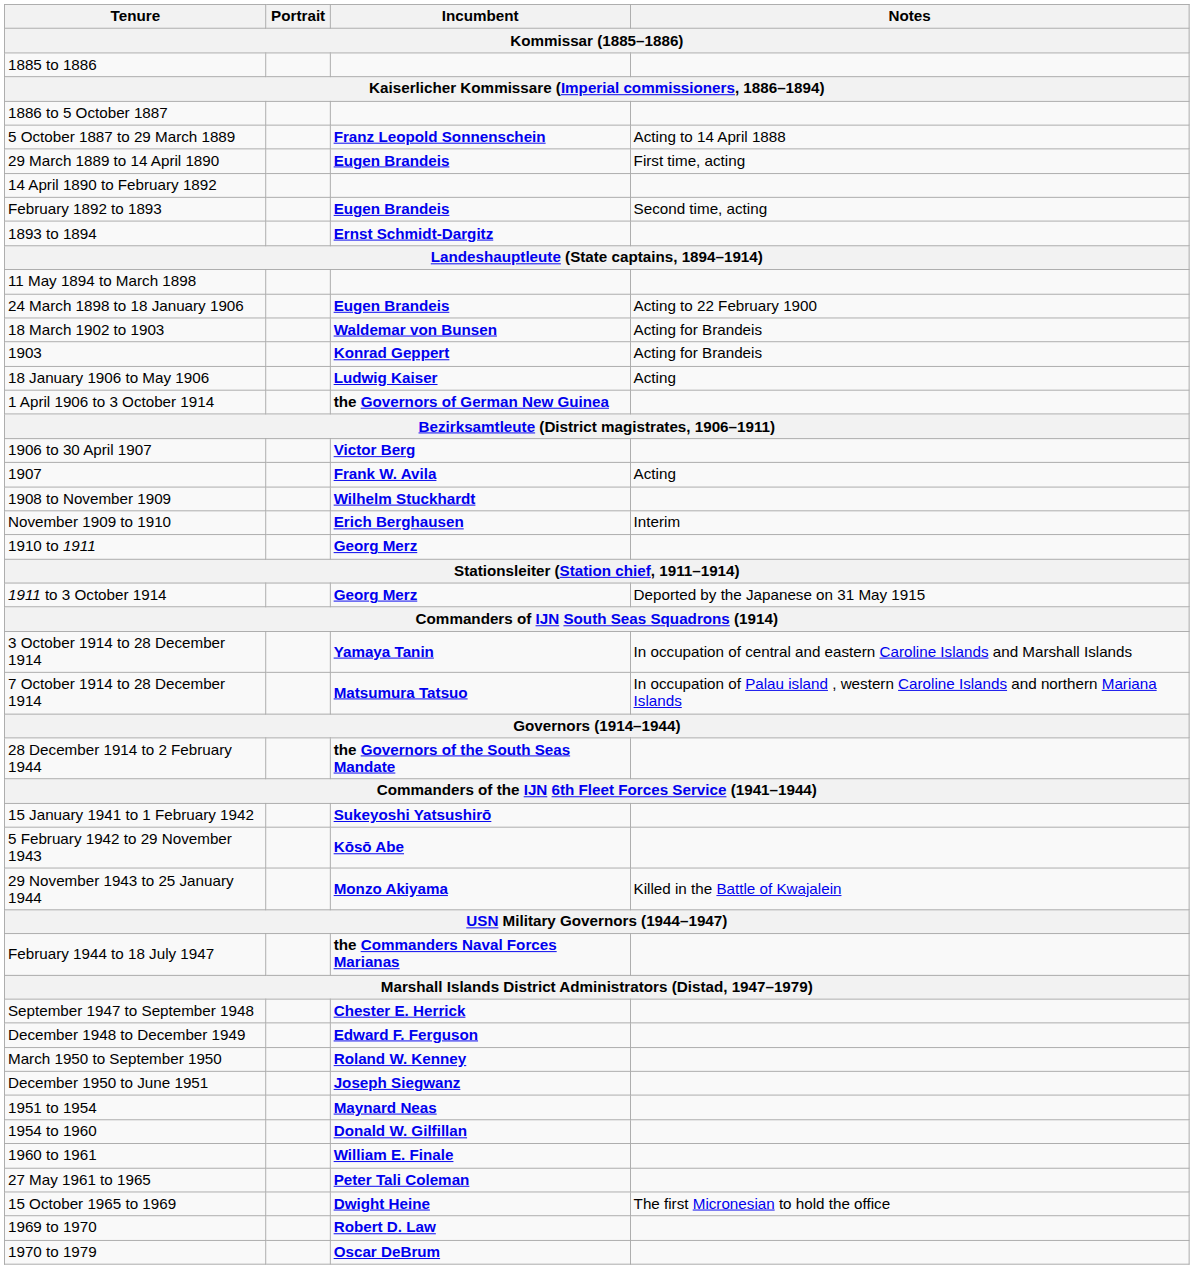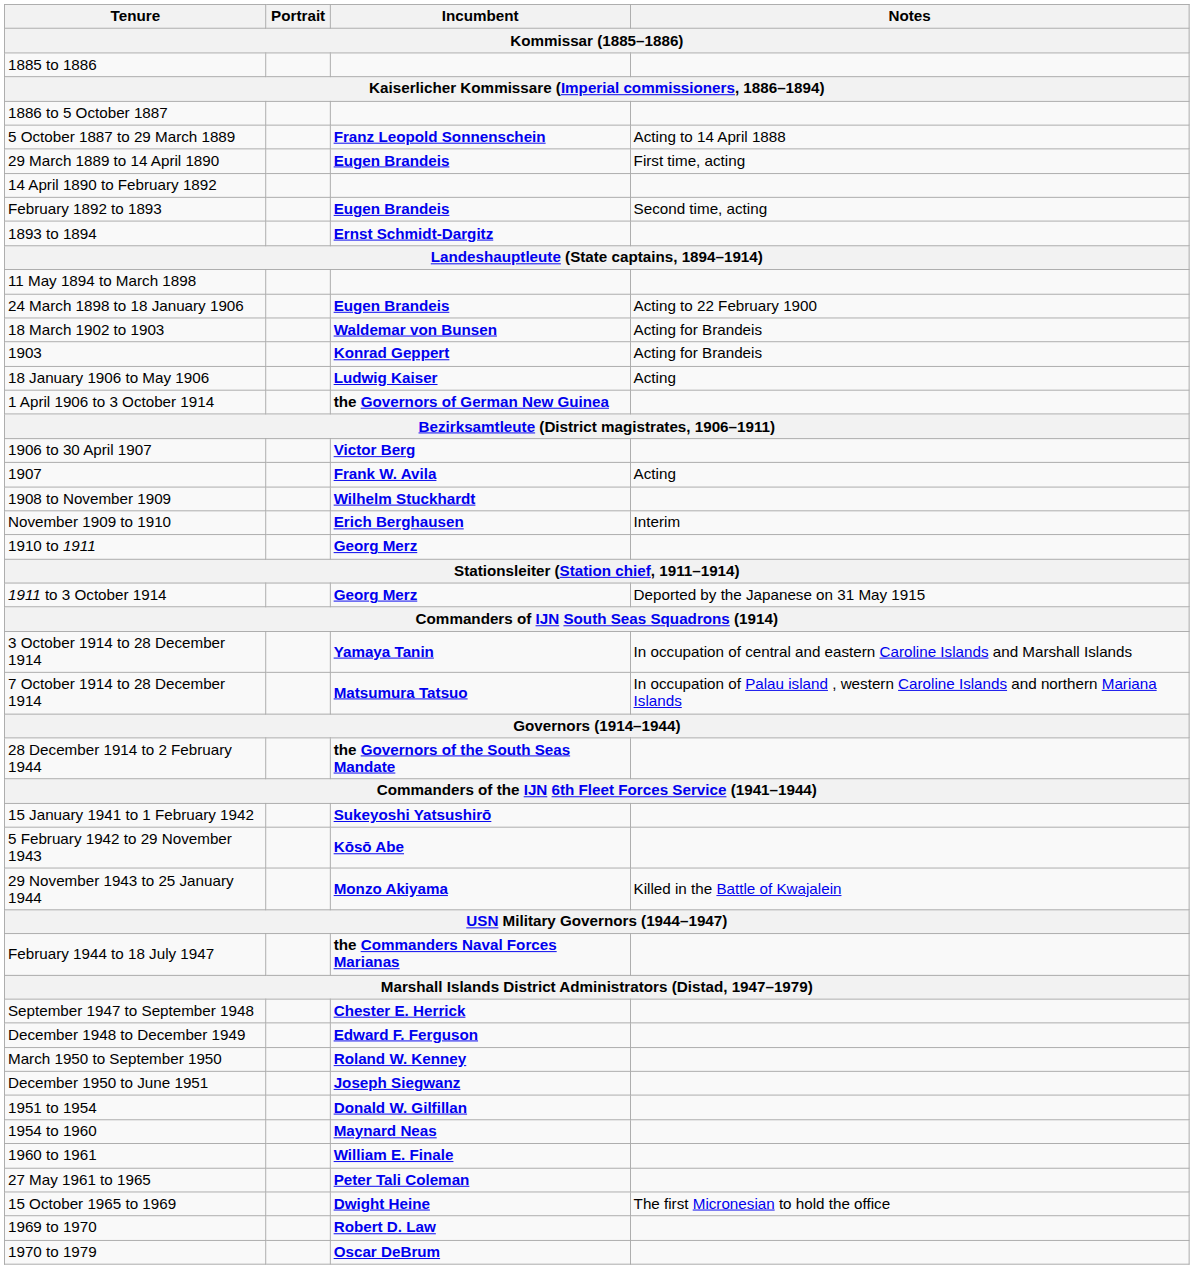(385, 1107) Maynard Neas -> (400, 1107) Donald W. Gilfillan
(400, 1131) Donald W. Gilfillan -> (385, 1131) Maynard Neas
